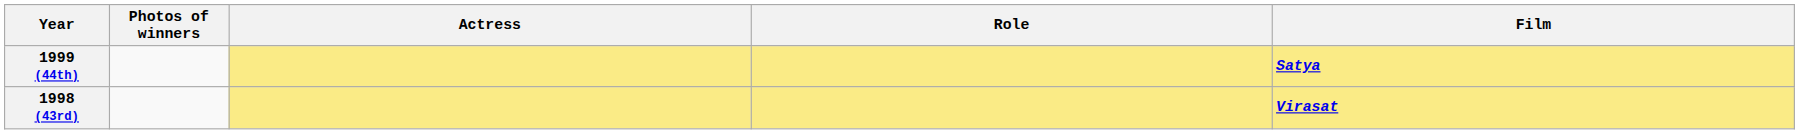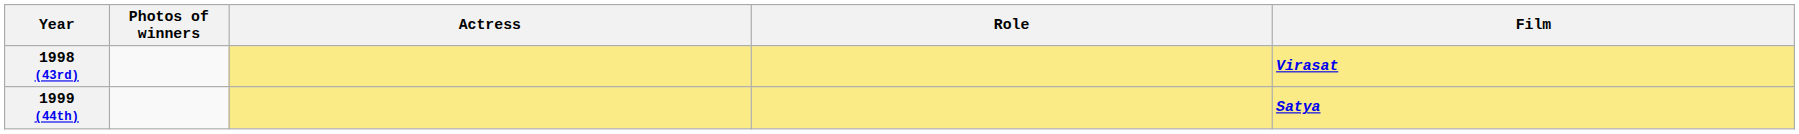rows swapped: (57, 107) <-> (57, 66)
